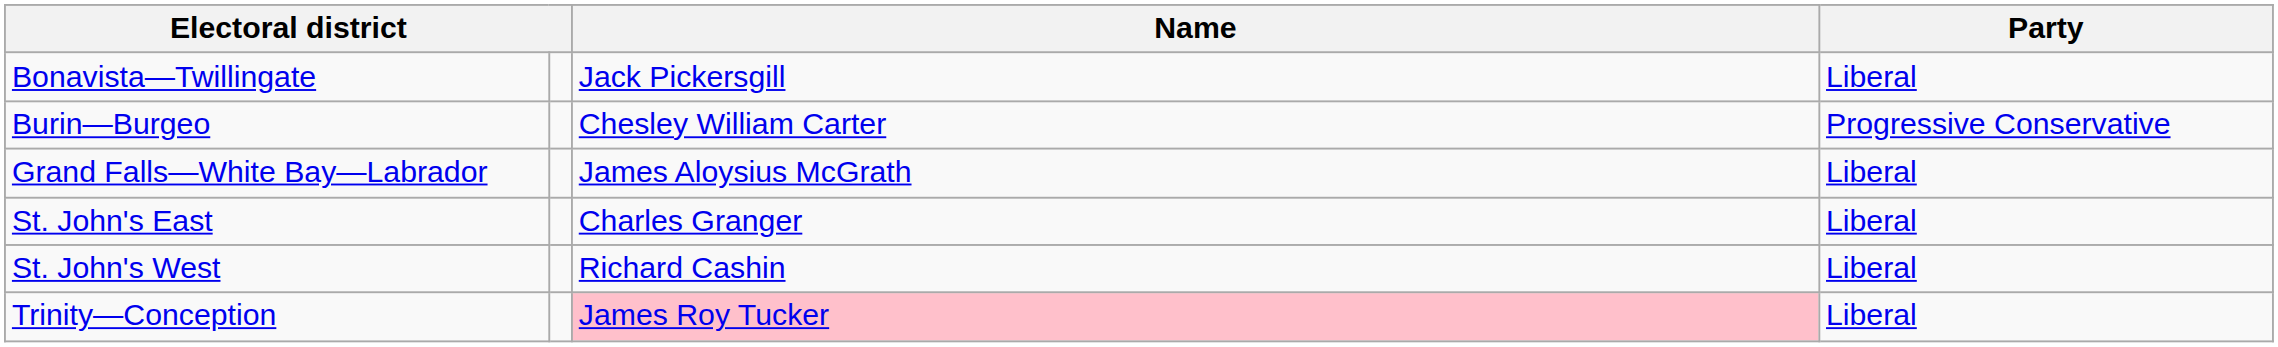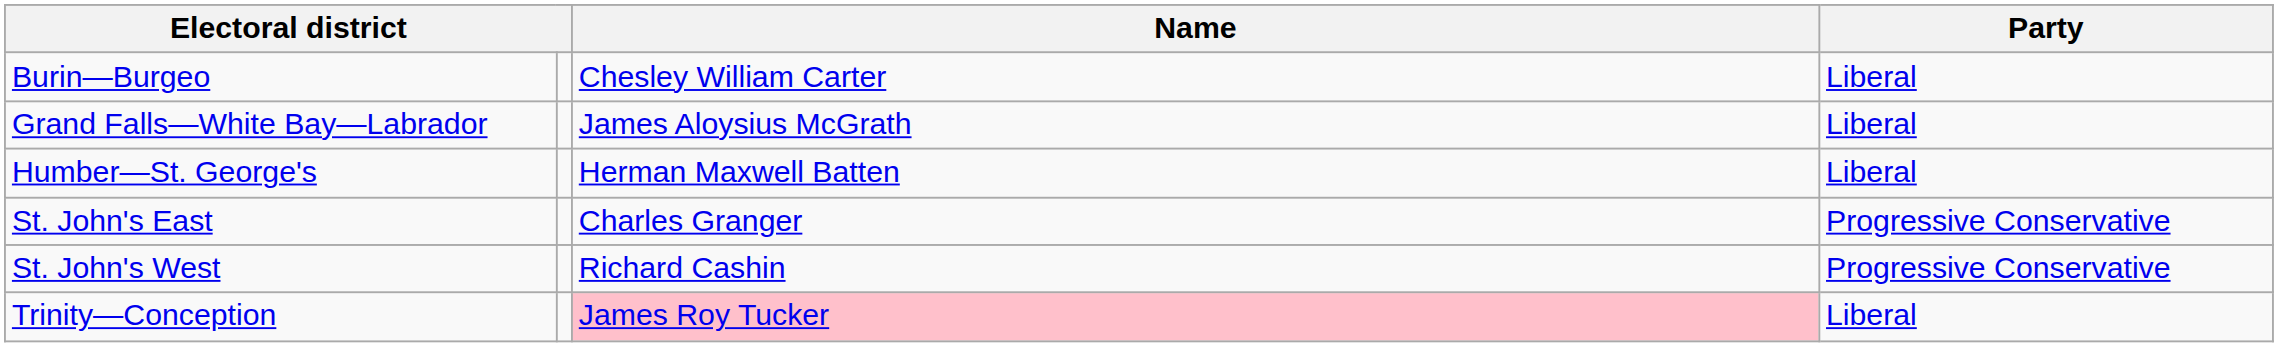- row: (164, 76)
(1998, 124) Progressive Conservative -> (1871, 76) Liberal
+ row: (164, 172)
(1871, 220) Liberal -> (1998, 220) Progressive Conservative
(1871, 268) Liberal -> (1998, 268) Progressive Conservative
